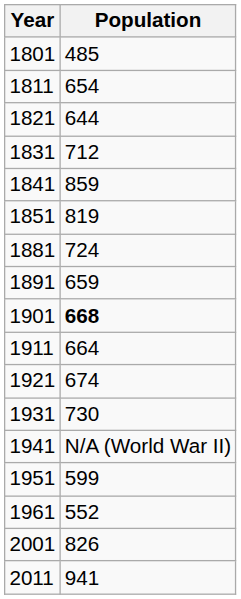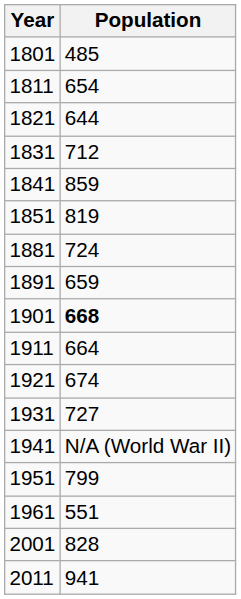(82, 413) 730 -> (82, 413) 727
(82, 479) 599 -> (82, 479) 799
(82, 511) 552 -> (82, 511) 551
(82, 544) 826 -> (82, 544) 828
